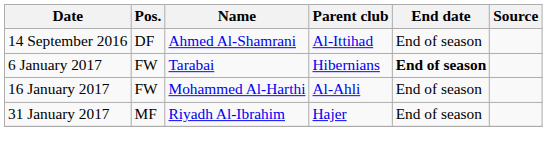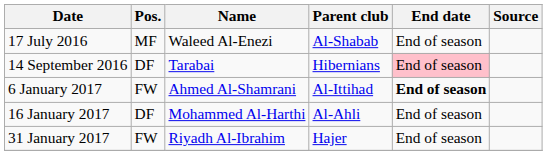+ row: (48, 41)
(232, 41) Ahmed Al-Shamrani -> (191, 65) Tarabai
(343, 41) Al-Ittihad -> (346, 65) Hibernians
(439, 41) no background -> (439, 65) pink background
(191, 65) Tarabai -> (232, 89) Ahmed Al-Shamrani
(346, 65) Hibernians -> (343, 89) Al-Ittihad
(146, 89) FW -> (144, 114) DF
(146, 114) MF -> (146, 138) FW
